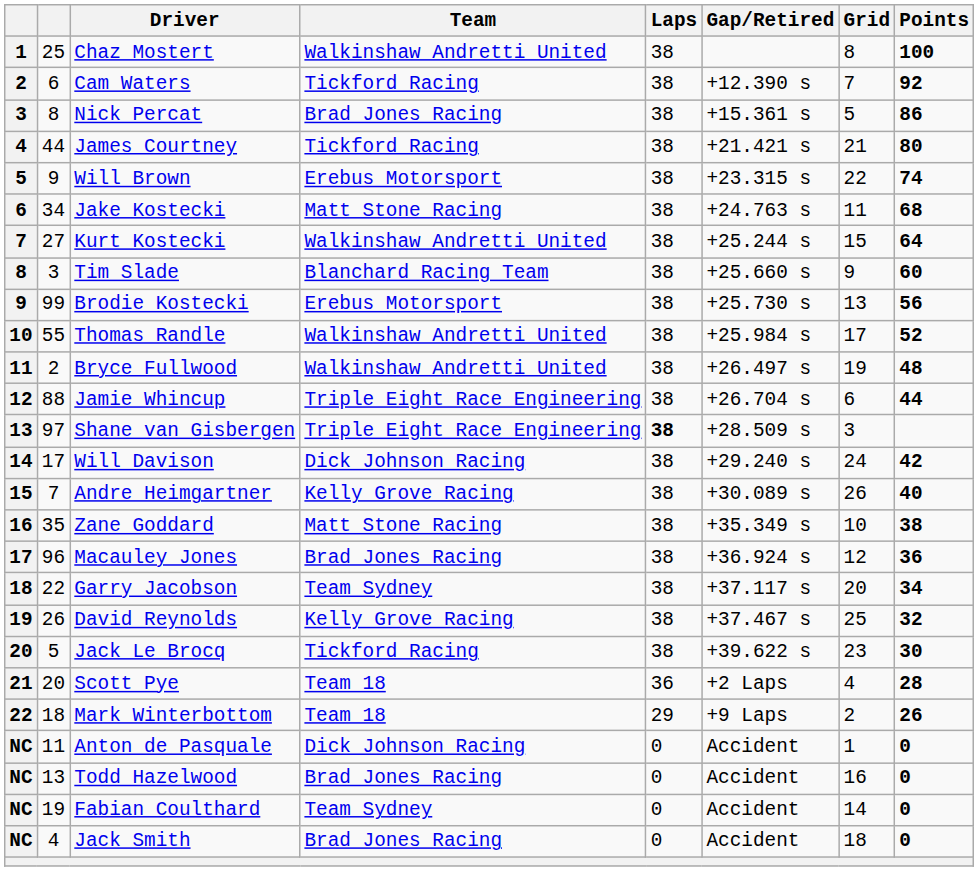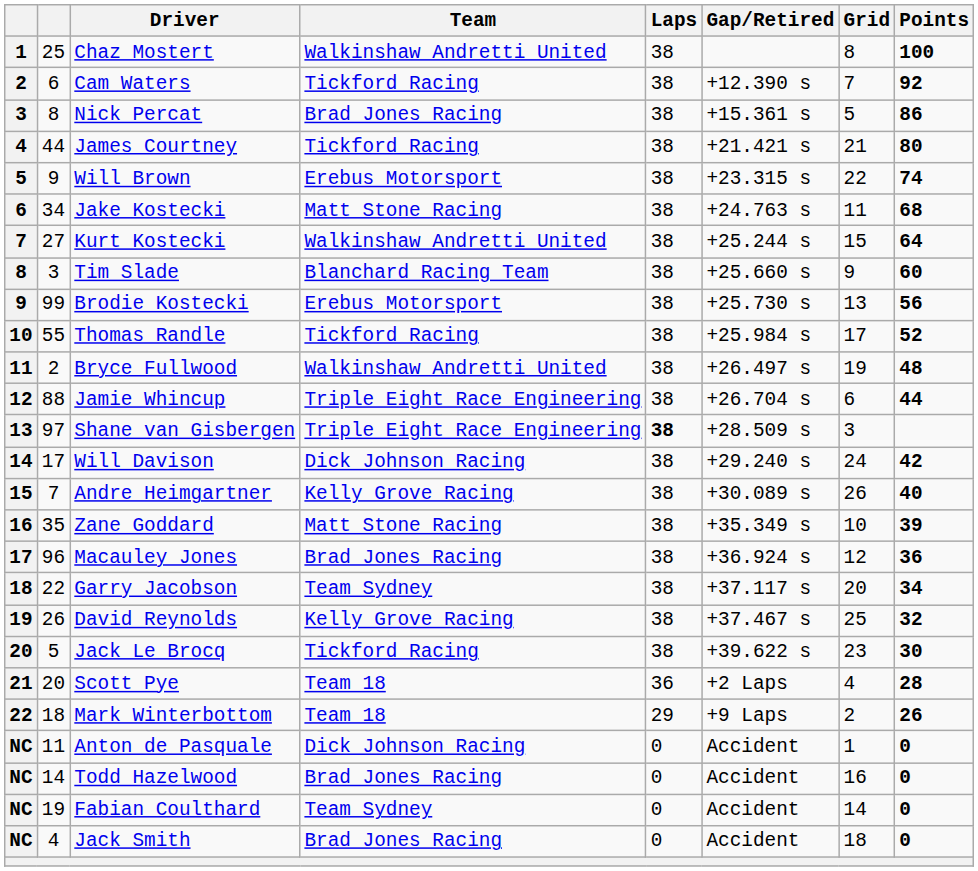(456, 336) Walkinshaw Andretti United -> (392, 336) Tickford Racing
(911, 526) 38 -> (911, 526) 39
(53, 778) 13 -> (53, 778) 14
